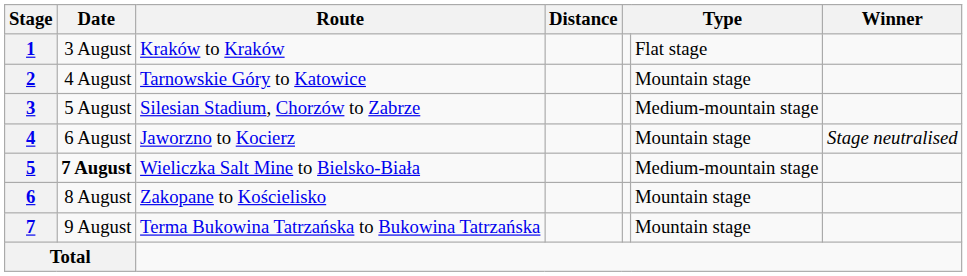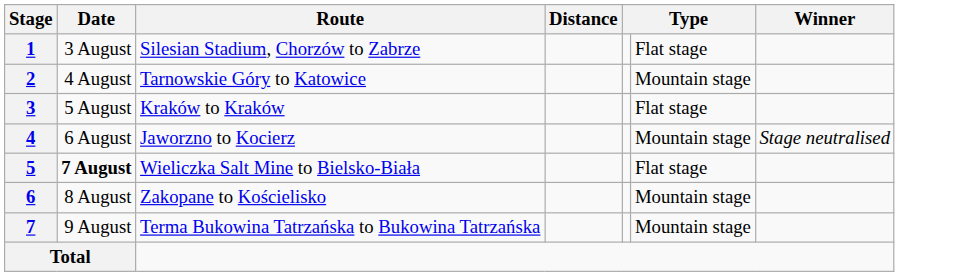(212, 49) Kraków to Kraków -> (280, 49) Silesian Stadium, Chorzów to Zabrze
(280, 108) Silesian Stadium, Chorzów to Zabrze -> (212, 108) Kraków to Kraków
(727, 108) Medium-mountain stage -> (671, 108) Flat stage
(727, 167) Medium-mountain stage -> (671, 167) Flat stage
